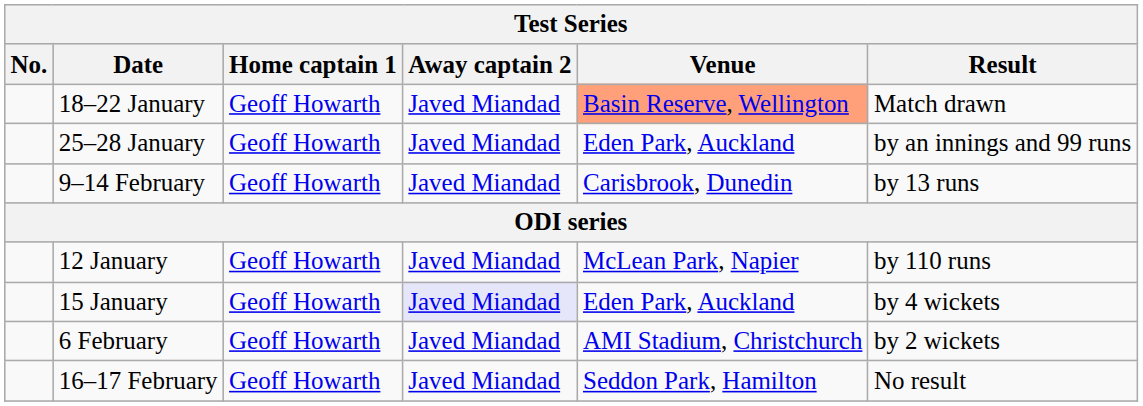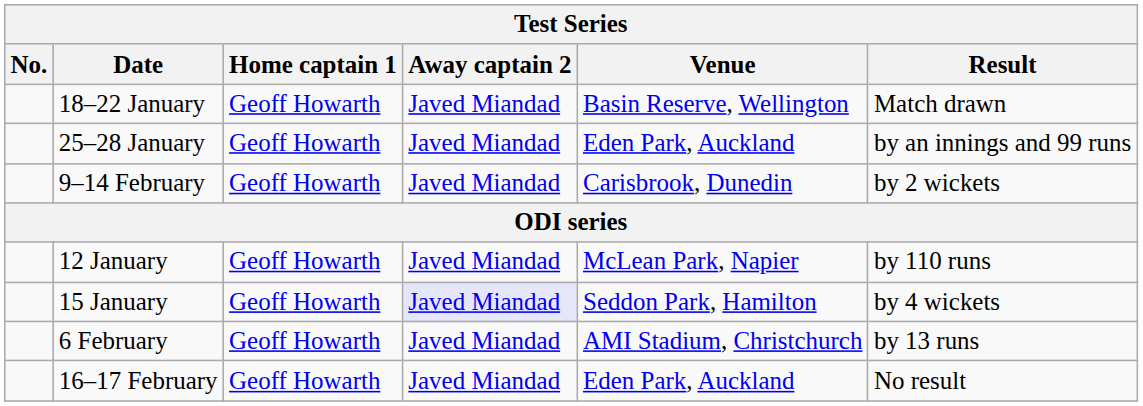(716, 103) lightsalmon background -> (716, 103) no background
(927, 182) by 13 runs -> (937, 182) by 2 wickets
(689, 301) Eden Park, Auckland -> (700, 301) Seddon Park, Hamilton
(937, 340) by 2 wickets -> (927, 340) by 13 runs
(700, 380) Seddon Park, Hamilton -> (689, 380) Eden Park, Auckland
